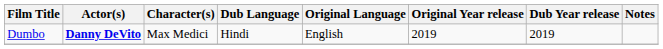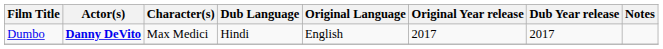(424, 34) 2019 -> (424, 34) 2017
(542, 34) 2019 -> (542, 34) 2017
